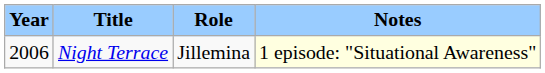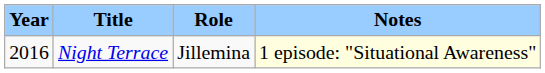(29, 51) 2006 -> (29, 51) 2016
